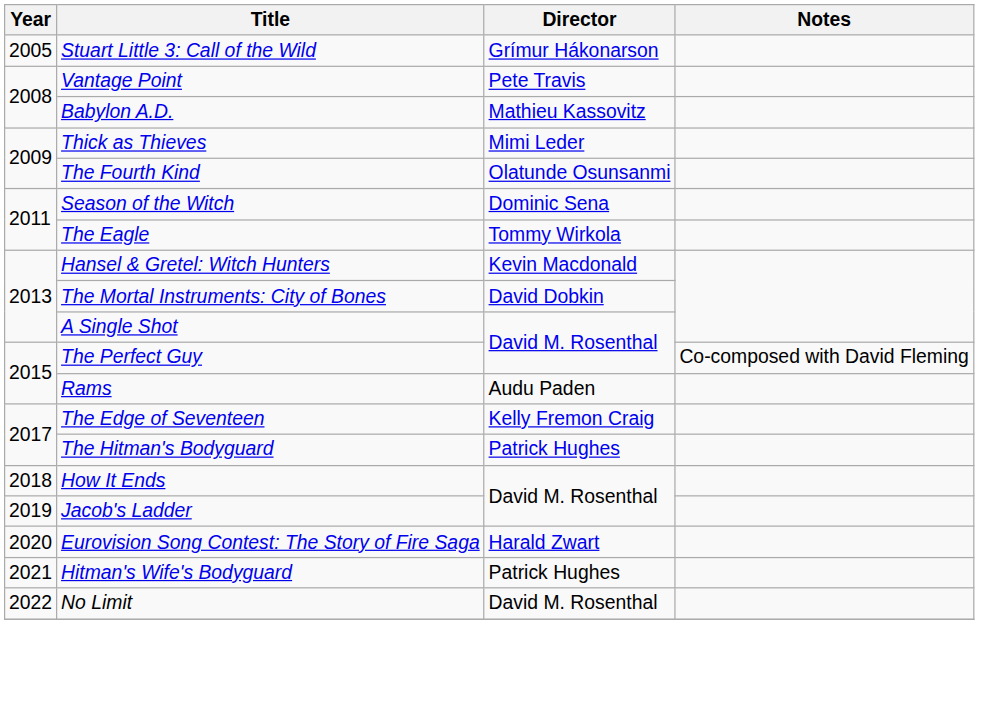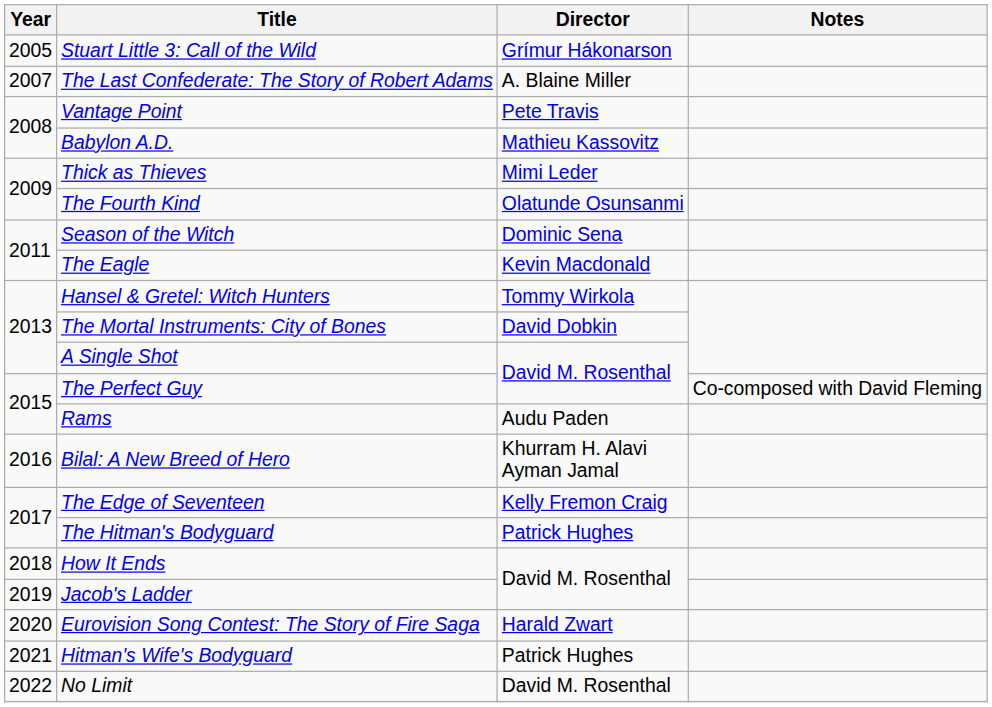+ row: (277, 81)
(555, 234) Tommy Wirkola -> (576, 265) Kevin Macdonald
(563, 265) Kevin Macdonald -> (568, 296) Tommy Wirkola
+ row: (175, 460)
